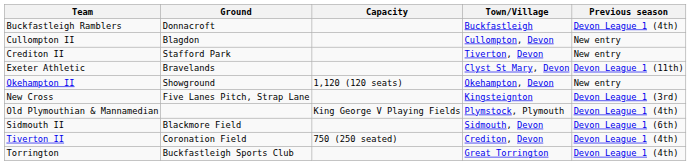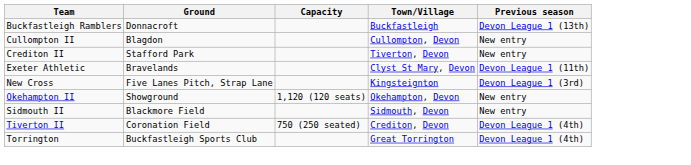(626, 26) Devon League 1 (4th) -> (534, 26) Devon League 1 (13th)
rows swapped: (30, 97) <-> (40, 82)
- row: (82, 111)
(626, 125) Devon League 1 (6th) -> (503, 111) New entry
